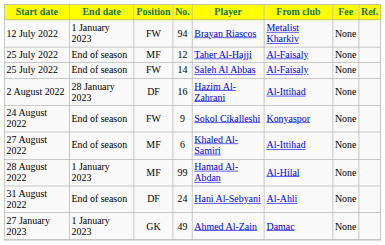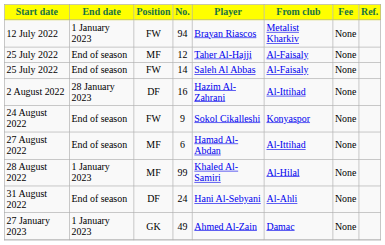(216, 145) Khaled Al-Samiri -> (216, 145) Hamad Al-Abdan
(216, 172) Hamad Al-Abdan -> (216, 172) Khaled Al-Samiri
